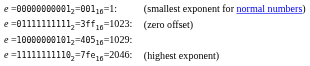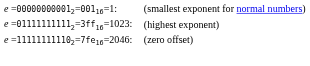(169, 25) (zero offset) -> (182, 25) (highest exponent)
- row: (68, 40)
(182, 56) (highest exponent) -> (169, 40) (zero offset)
